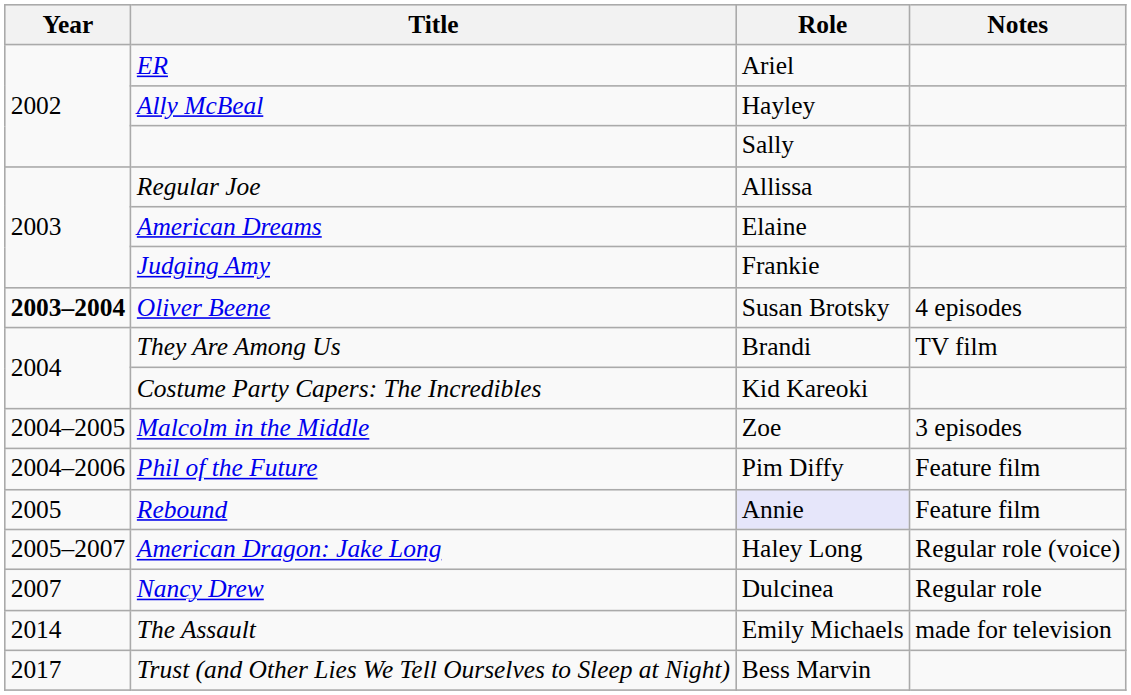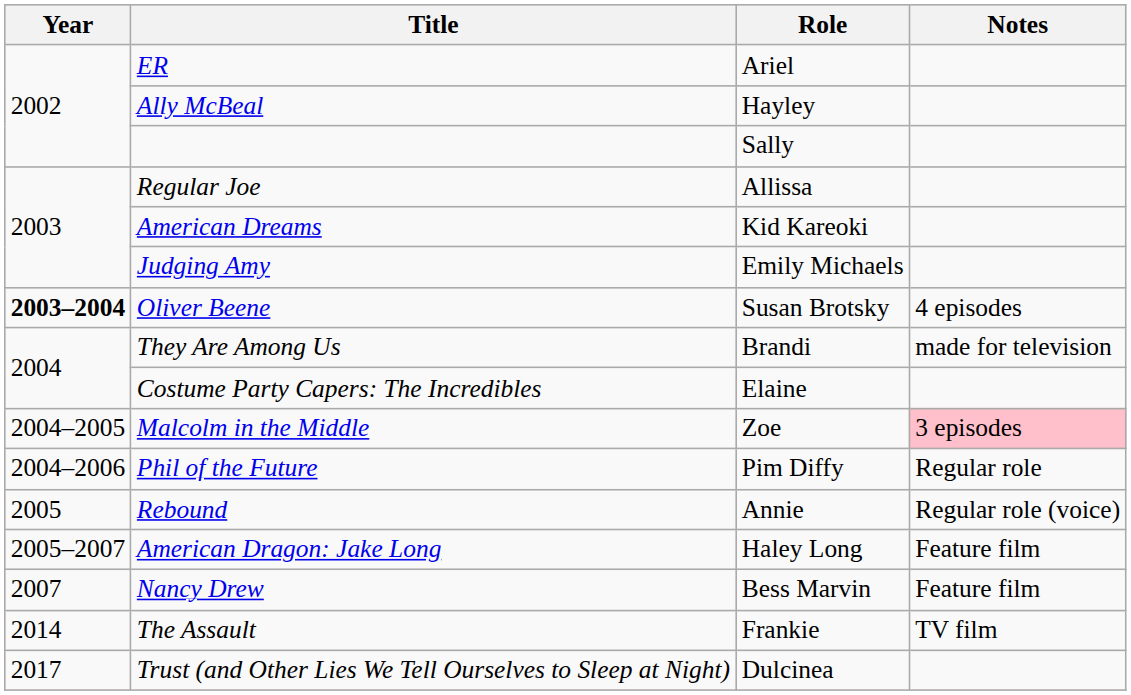(774, 226) Elaine -> (805, 226) Kid Kareoki
(781, 266) Frankie -> (823, 266) Emily Michaels
(956, 347) TV film -> (1013, 347) made for television
(805, 387) Kid Kareoki -> (774, 387) Elaine
(969, 428) no background -> (969, 428) pink background
(978, 468) Feature film -> (978, 468) Regular role
(773, 508) lavender background -> (773, 508) no background
(978, 508) Feature film -> (1018, 508) Regular role (voice)
(1018, 549) Regular role (voice) -> (978, 549) Feature film
(788, 589) Dulcinea -> (806, 589) Bess Marvin
(978, 589) Regular role -> (978, 589) Feature film
(823, 629) Emily Michaels -> (781, 629) Frankie
(1013, 629) made for television -> (956, 629) TV film
(806, 670) Bess Marvin -> (788, 670) Dulcinea
